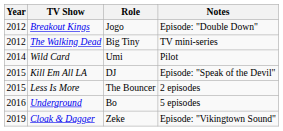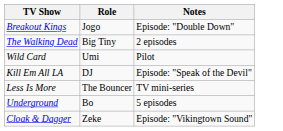- column: (16, 12)
(189, 42) TV mini-series -> (156, 42) 2 episodes
(180, 88) 2 episodes -> (165, 88) TV mini-series
